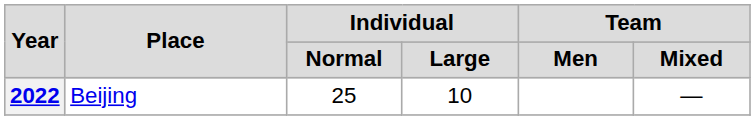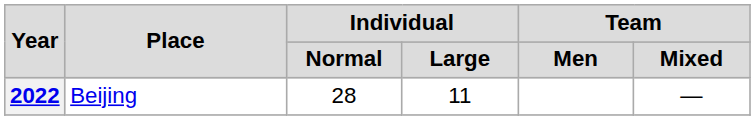(344, 95) 25 -> (344, 95) 28
(460, 95) 10 -> (460, 95) 11
